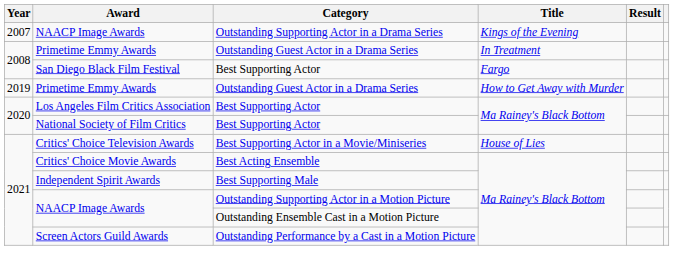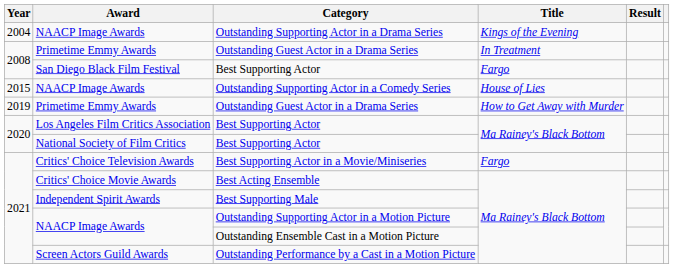(19, 32) 2007 -> (19, 32) 2004
+ row: (90, 87)
(513, 143) House of Lies -> (495, 161) Fargo
